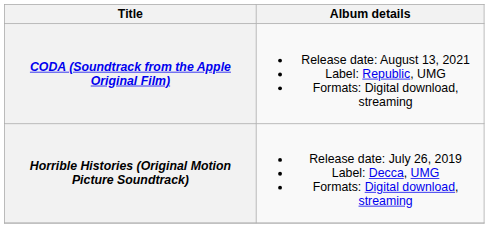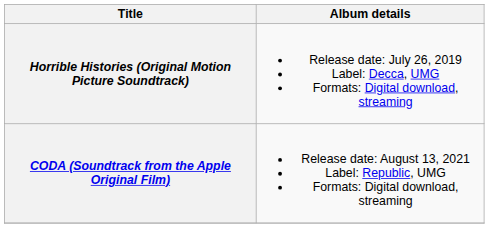rows swapped: (130, 173) <-> (130, 73)
